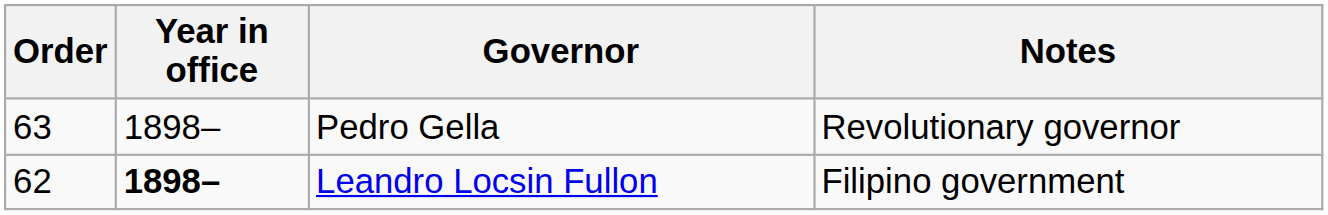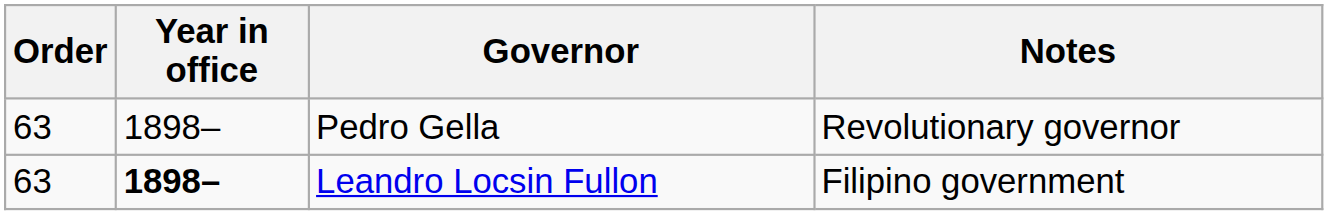(32, 181) 62 -> (32, 181) 63
